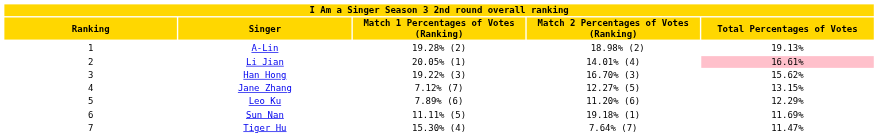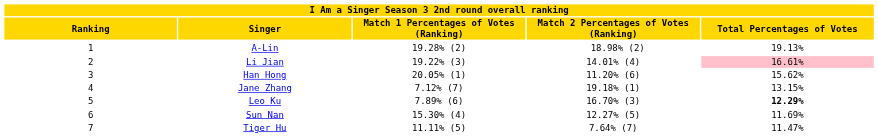(439, 62) 20.05% (1) -> (439, 62) 19.22% (3)
(439, 75) 19.22% (3) -> (439, 75) 20.05% (1)
(613, 75) 16.70% (3) -> (613, 75) 11.20% (6)
(613, 88) 12.27% (5) -> (613, 88) 19.18% (1)
(613, 101) 11.20% (6) -> (613, 101) 16.70% (3)
(787, 101) normal -> (787, 101) bold
(439, 114) 11.11% (5) -> (439, 114) 15.30% (4)
(613, 114) 19.18% (1) -> (613, 114) 12.27% (5)
(439, 128) 15.30% (4) -> (439, 128) 11.11% (5)
